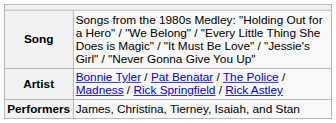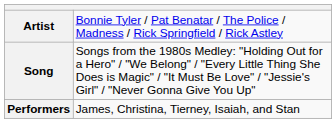rows swapped: (39, 39) <-> (39, 84)
